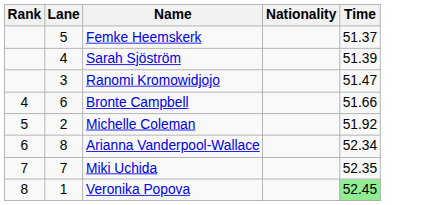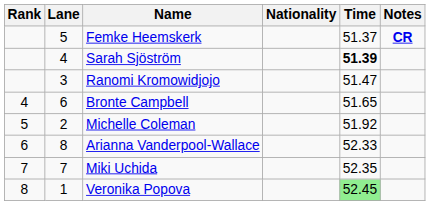+ column: (403, 15)
(360, 59) normal -> (360, 59) bold
(360, 102) 51.66 -> (360, 102) 51.65
(360, 146) 52.34 -> (360, 146) 52.33
